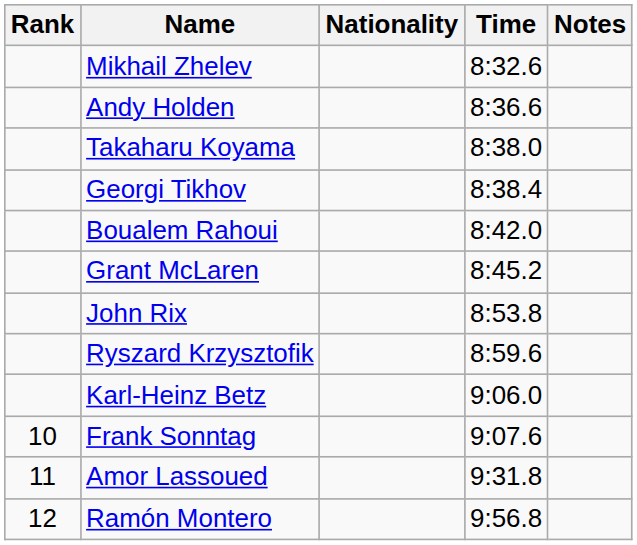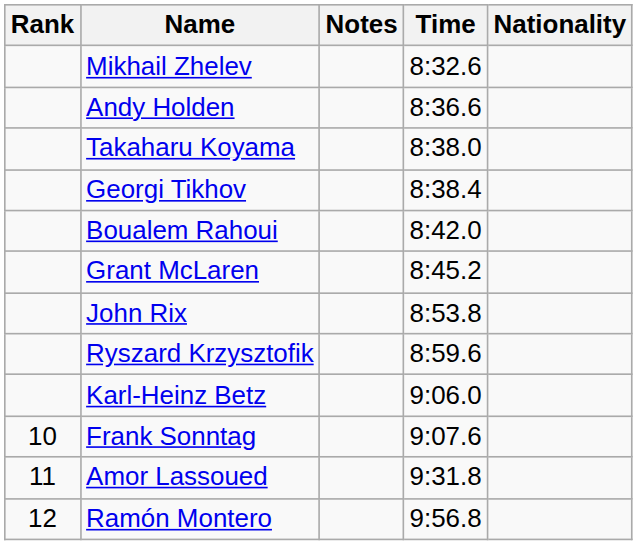columns swapped: (392, 25) <-> (590, 25)
